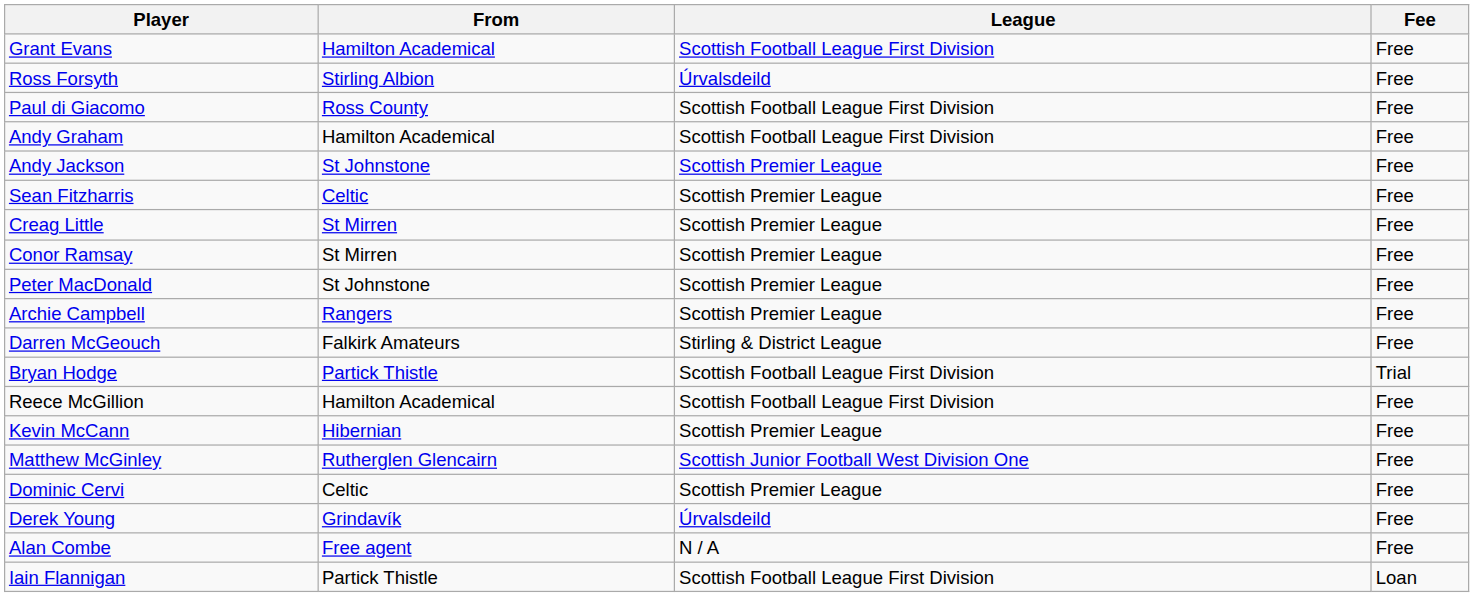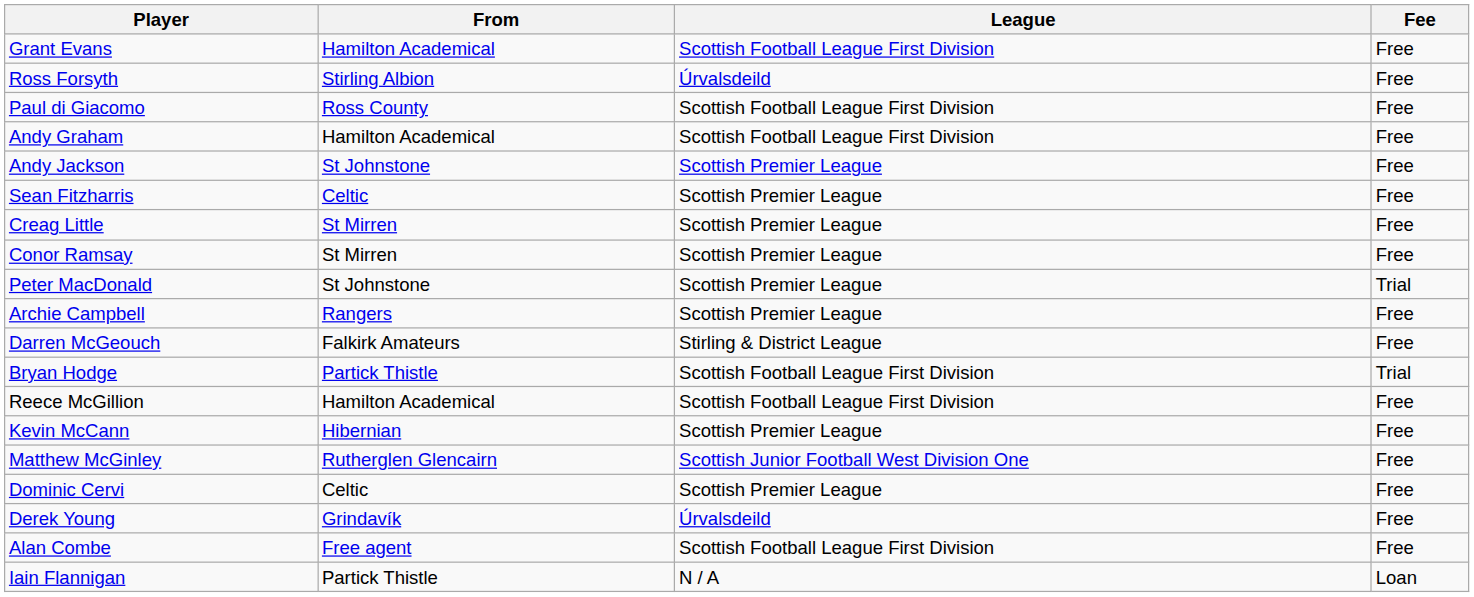(1395, 284) Free -> (1393, 284) Trial
(699, 548) N / A -> (837, 548) Scottish Football League First Division
(837, 577) Scottish Football League First Division -> (699, 577) N / A
